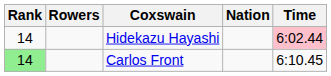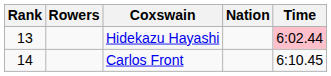(25, 37) 14 -> (25, 37) 13
(25, 60) lightgreen background -> (25, 60) no background
